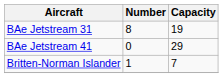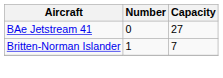- row: (49, 30)
(177, 47) 29 -> (177, 30) 27
